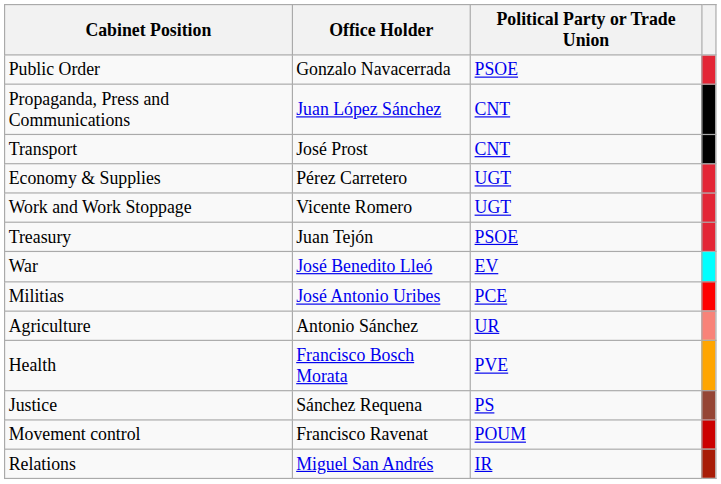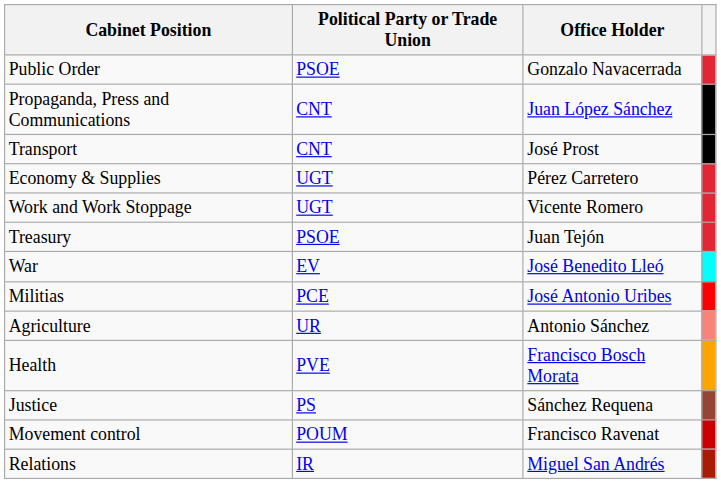columns swapped: (381, 29) <-> (586, 29)
